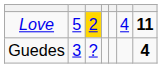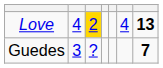(77, 24) 5 -> (77, 24) 4
(145, 24) 11 -> (146, 24) 13
(145, 50) 4 -> (145, 50) 7
